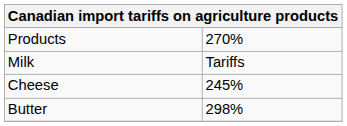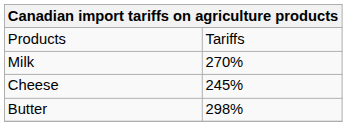(224, 39) 270% -> (225, 39) Tariffs
(225, 62) Tariffs -> (224, 62) 270%
